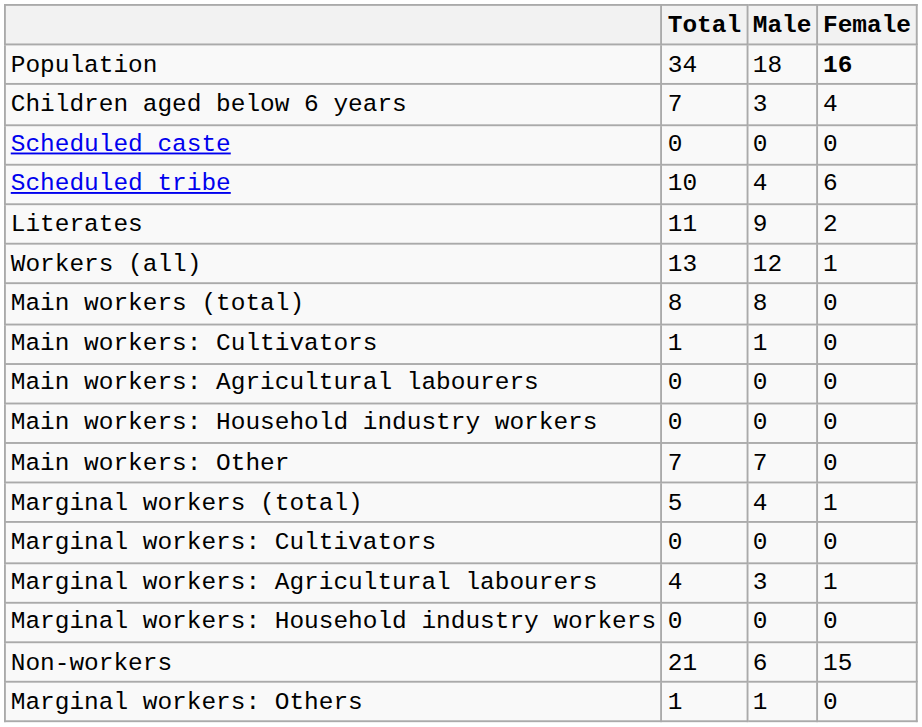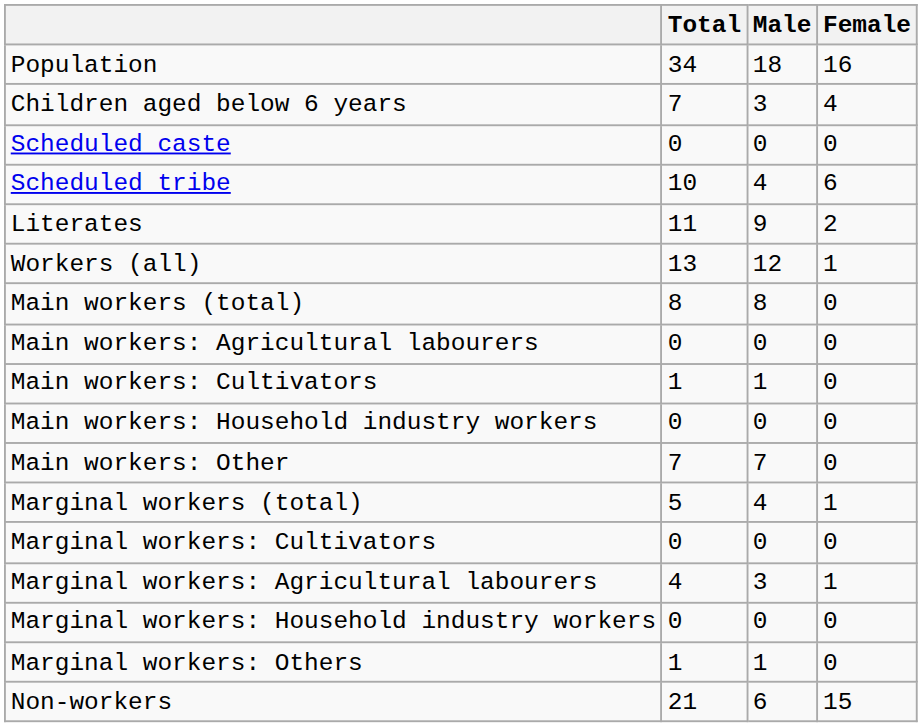(838, 65) bold -> (838, 65) normal
rows swapped: (194, 344) <-> (275, 383)
rows swapped: (187, 702) <-> (91, 662)
